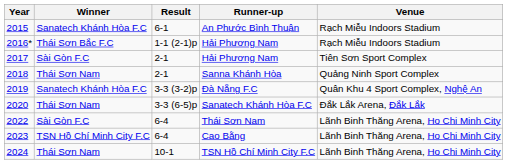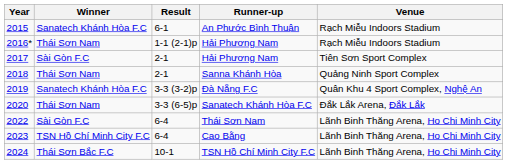(75, 43) Thái Sơn Bắc F.C -> (68, 43) Thái Sơn Nam
(68, 151) Thái Sơn Nam -> (75, 151) Thái Sơn Bắc F.C
